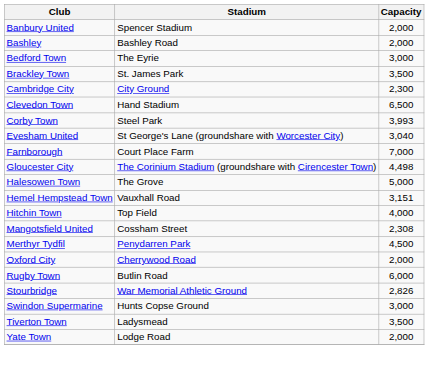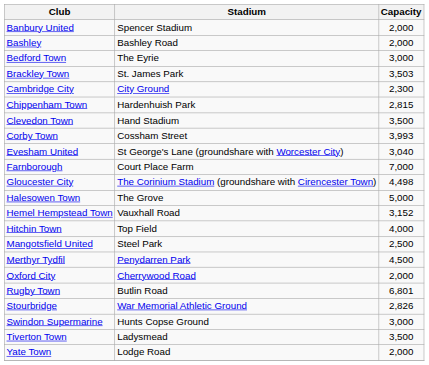(401, 74) 3,500 -> (401, 74) 3,503
+ row: (47, 105)
(401, 105) 6,500 -> (401, 120) 3,500
(140, 120) Steel Park -> (152, 136) Cossham Street
(401, 197) 3,151 -> (401, 213) 3,152
(152, 228) Cossham Street -> (140, 244) Steel Park
(401, 228) 2,308 -> (401, 244) 2,500
(401, 275) 6,000 -> (401, 290) 6,801
